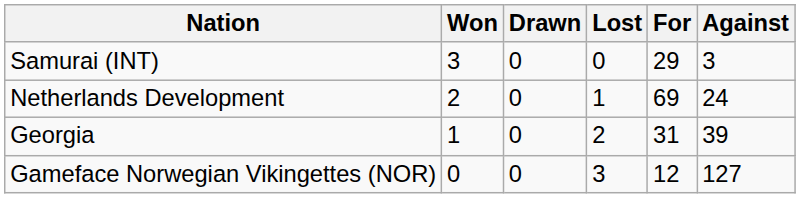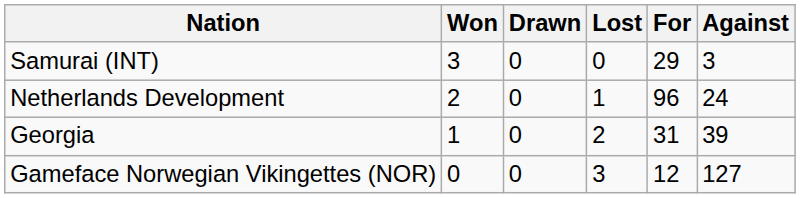(666, 98) 69 -> (666, 98) 96
